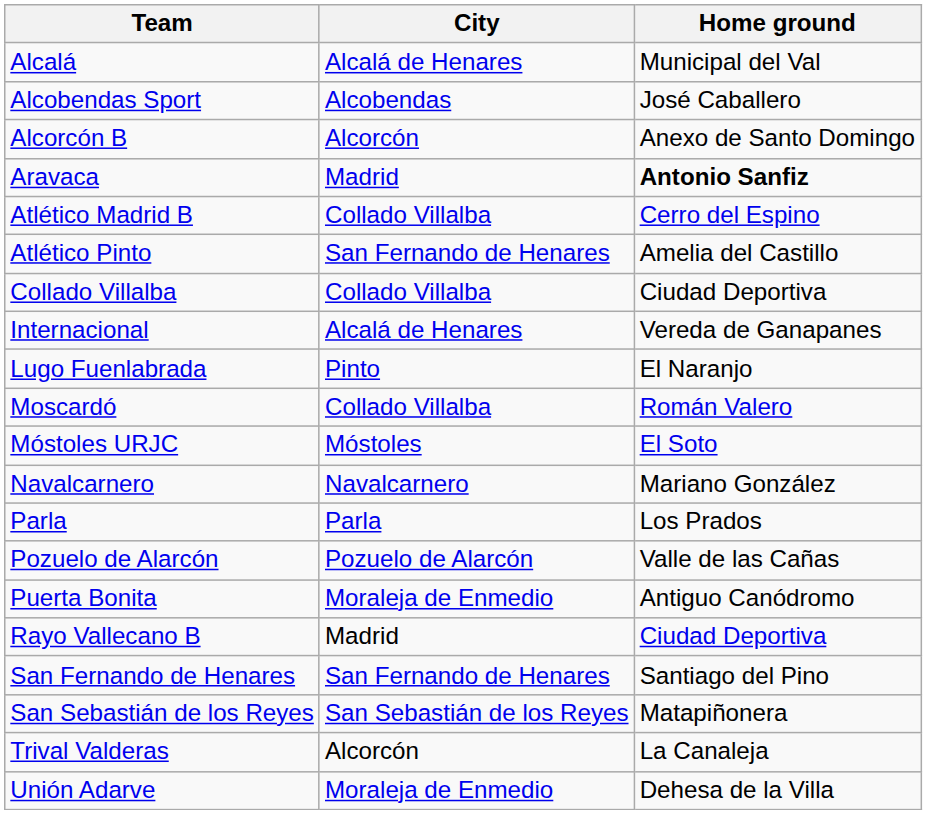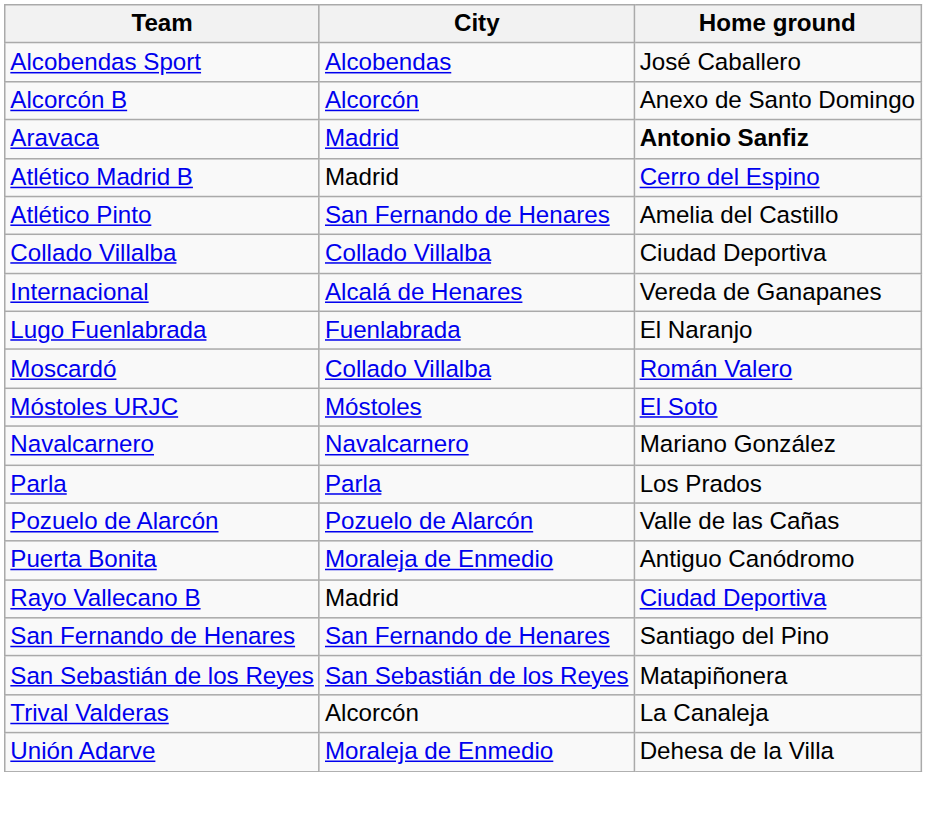- row: (43, 61)
(408, 215) Collado Villalba -> (362, 176) Madrid
(353, 368) Pinto -> (393, 330) Fuenlabrada
